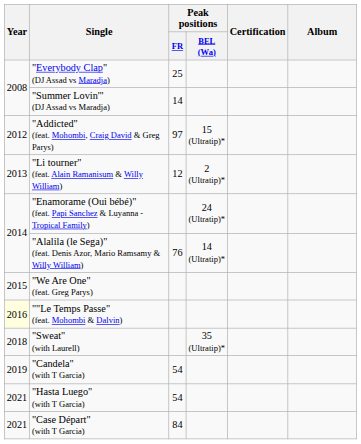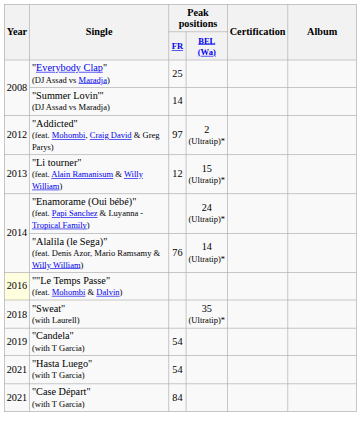(207, 135) 15 (Ultratip)* -> (207, 135) 2 (Ultratip)*
(207, 174) 2 (Ultratip)* -> (207, 174) 15 (Ultratip)*
- row: (62, 286)
